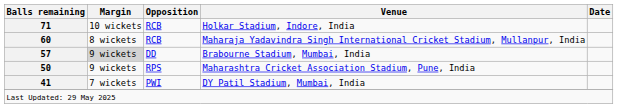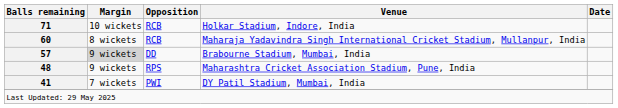(46, 68) 50 -> (46, 68) 48
